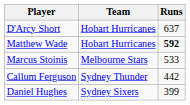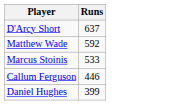- column: (118, 12)
(171, 44) bold -> (92, 44) normal
(171, 76) 442 -> (92, 76) 446
